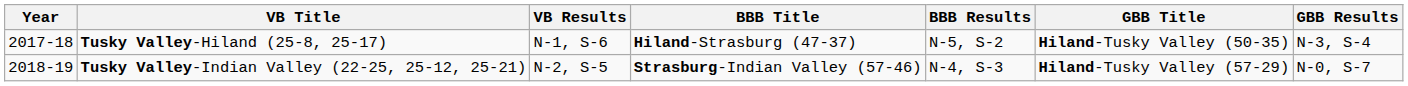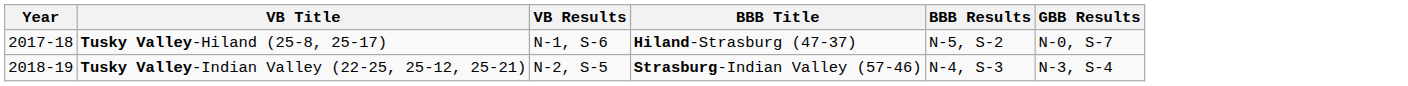- column: (1164, 17)
(1334, 42) N-3, S-4 -> (1076, 42) N-0, S-7
(1334, 68) N-0, S-7 -> (1076, 68) N-3, S-4
